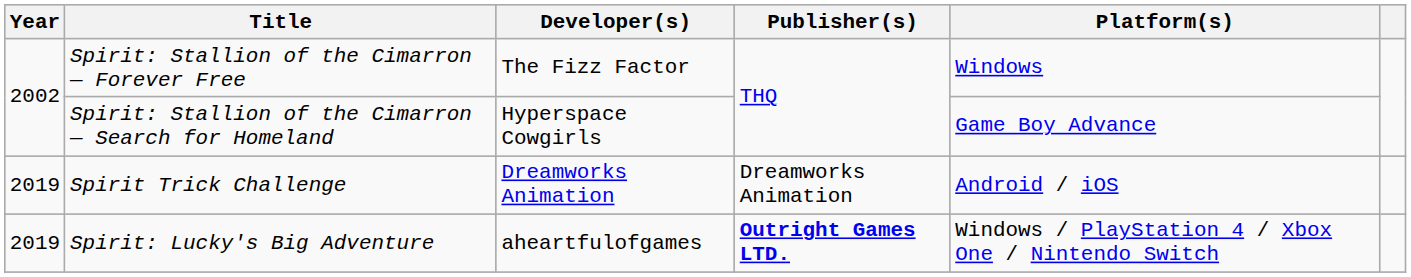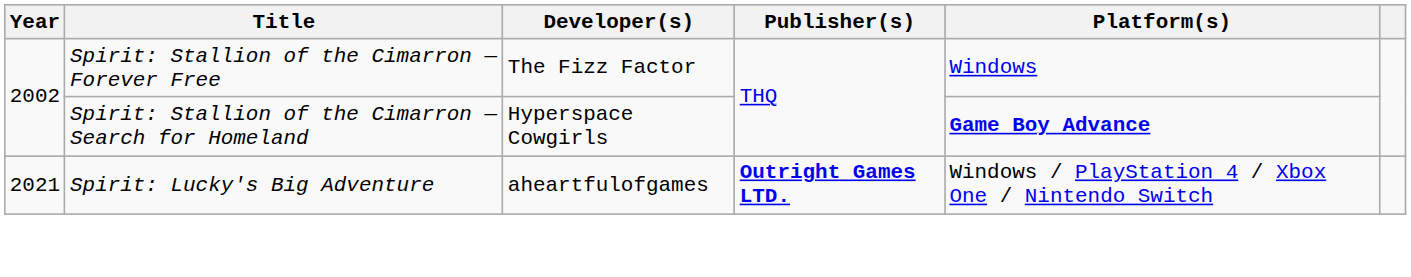(1056, 126) normal -> (1050, 126) bold
- row: (208, 185)
(35, 243) 2019 -> (35, 185) 2021
